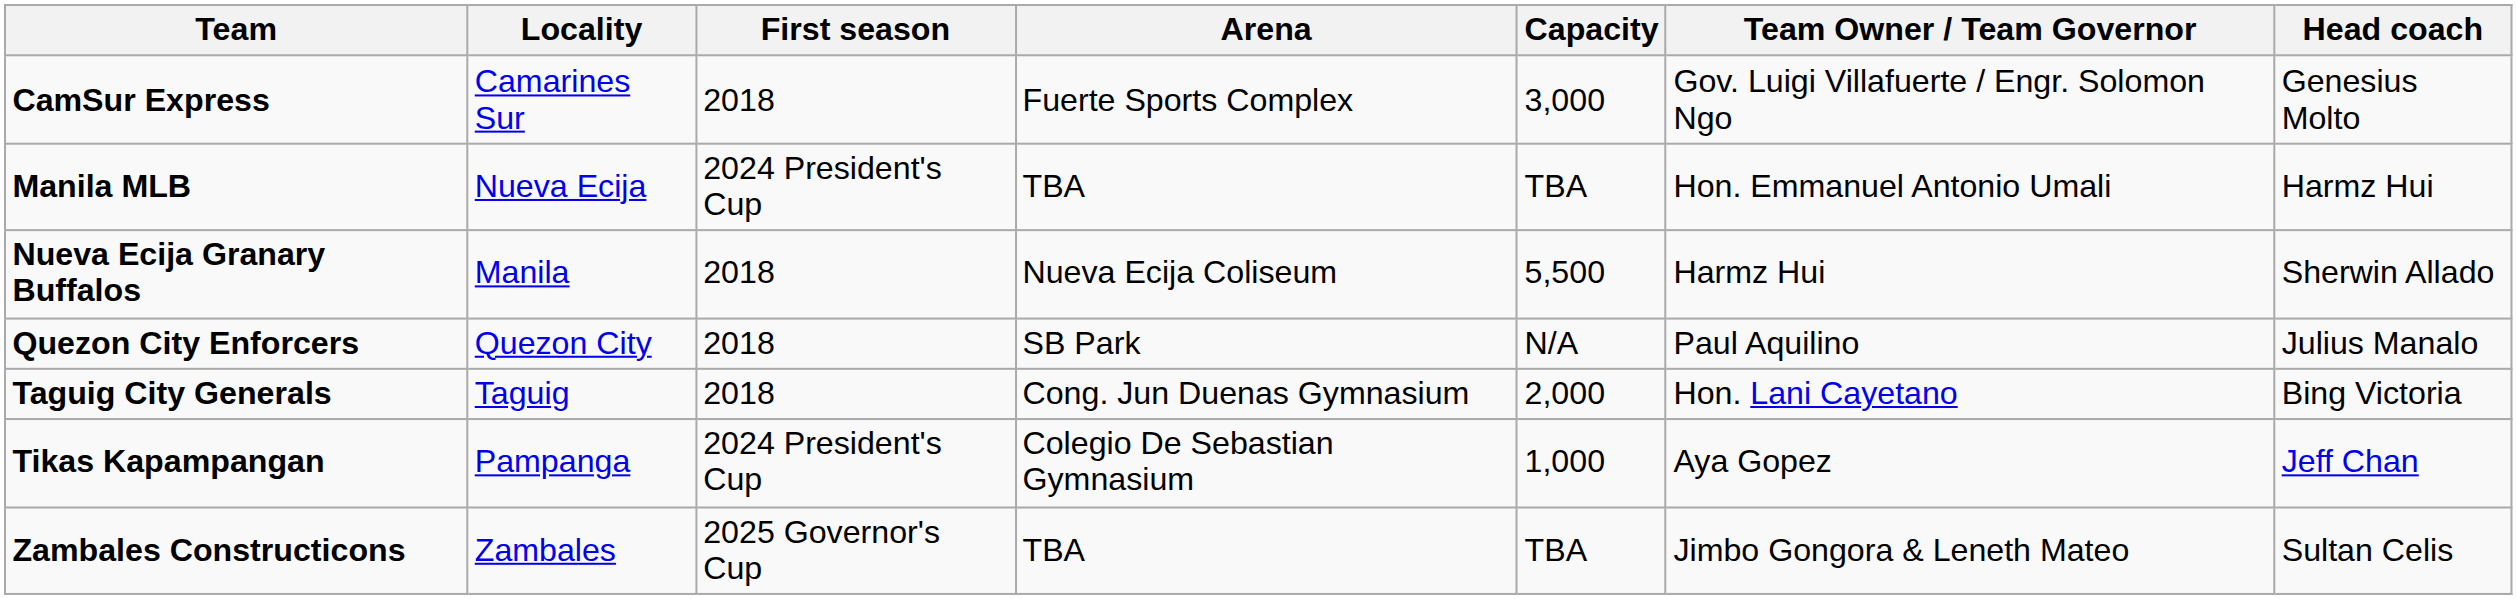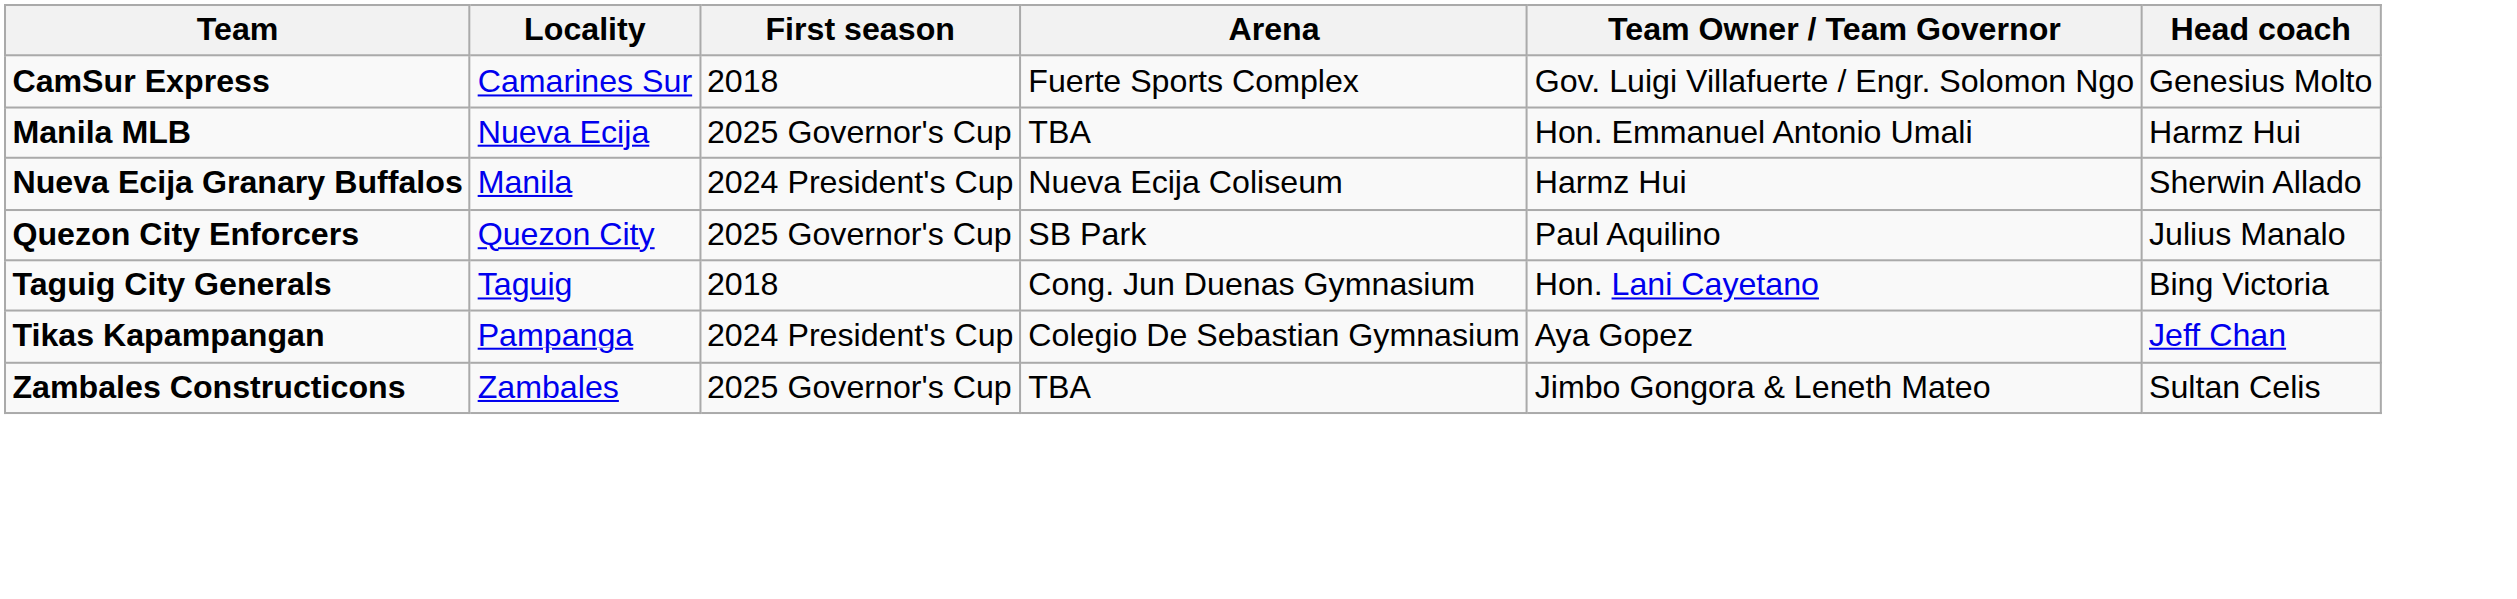- column: (1592, 30)
(823, 186) 2024 President's Cup -> (859, 132) 2025 Governor's Cup
(739, 273) 2018 -> (860, 183) 2024 President's Cup
(739, 342) 2018 -> (859, 234) 2025 Governor's Cup
